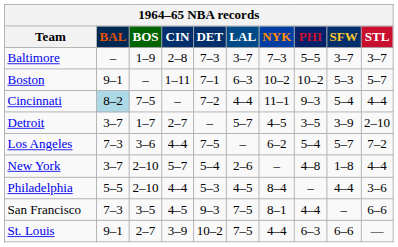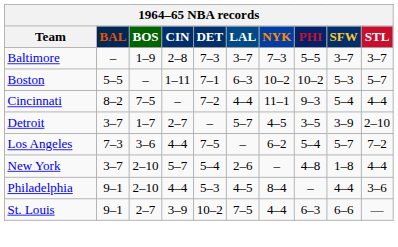(113, 80) 9–1 -> (113, 80) 5–5
(113, 101) lightblue background -> (113, 101) no background
(113, 187) 5–5 -> (113, 187) 9–1
- row: (44, 209)
